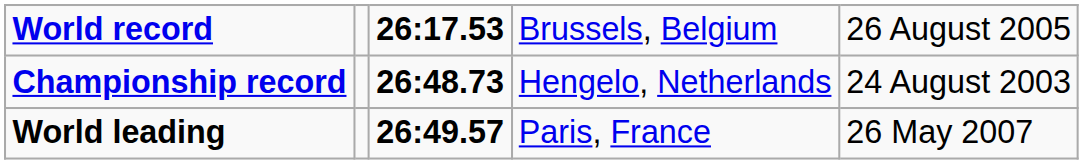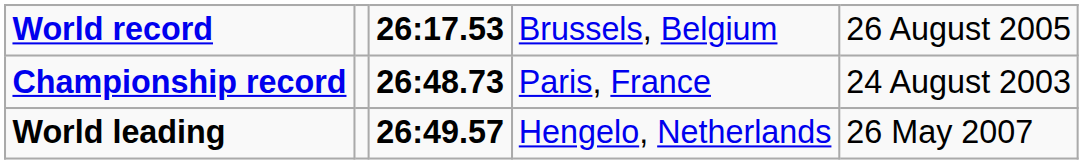(675, 81) Hengelo, Netherlands -> (615, 81) Paris, France
(615, 132) Paris, France -> (675, 132) Hengelo, Netherlands
